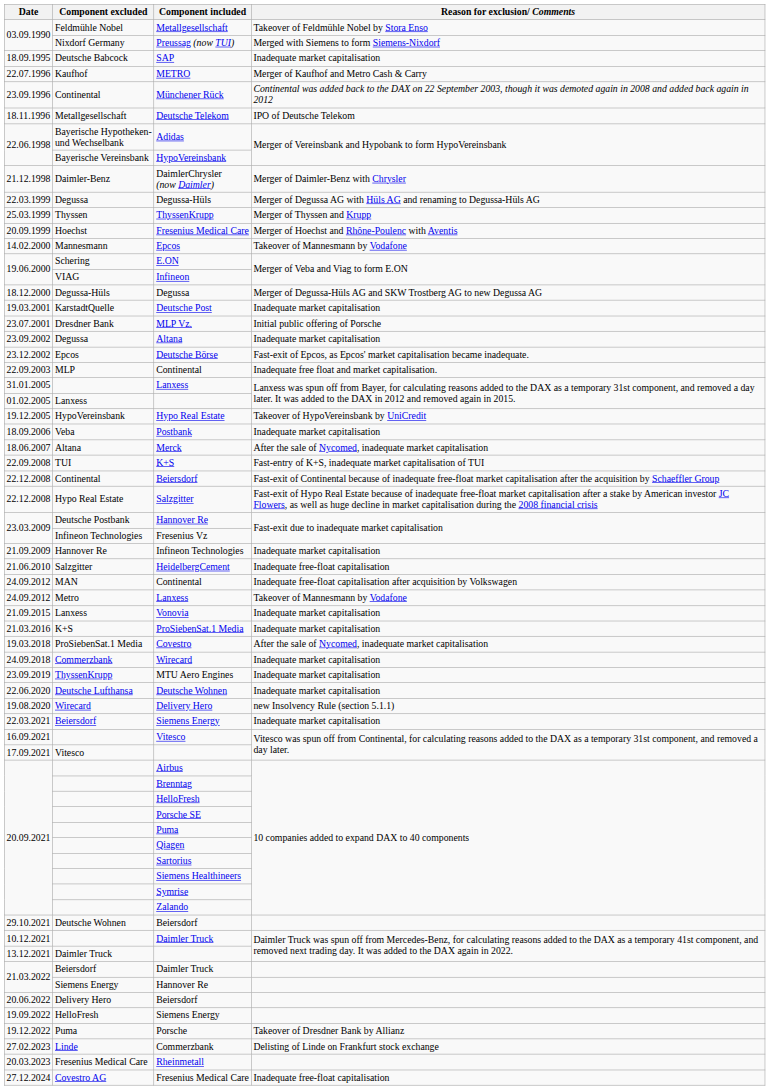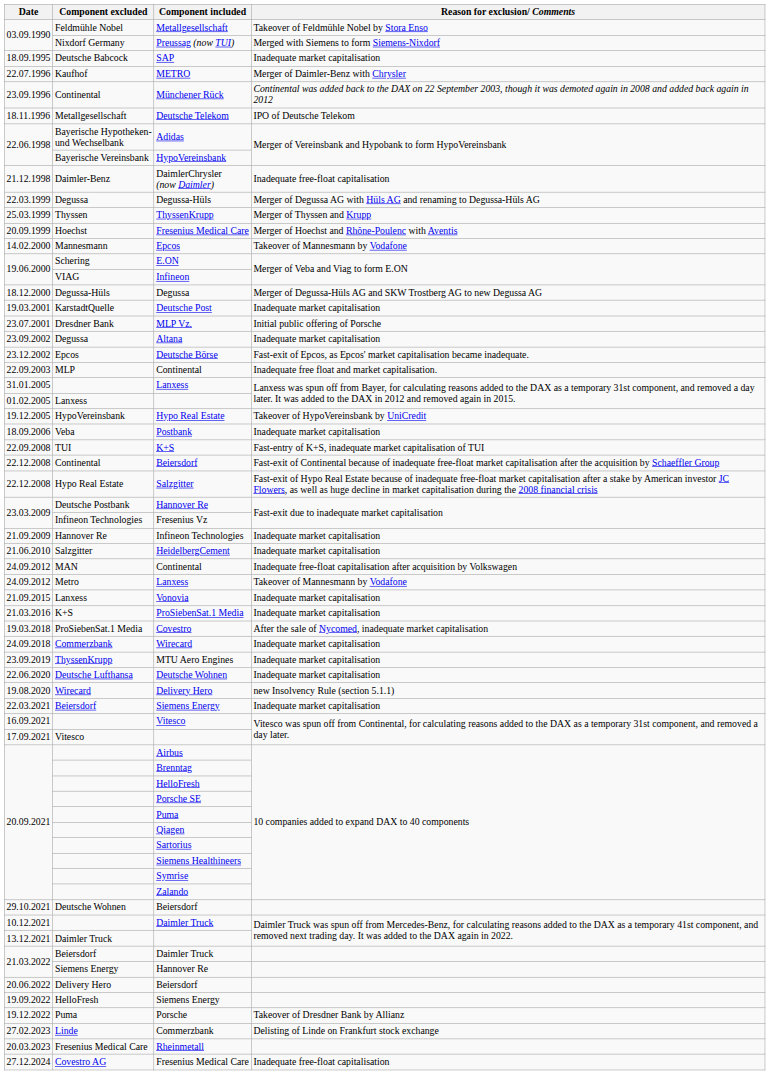(340, 74) Merger of Kaufhof and Metro Cash & Carry -> (330, 74) Merger of Daimler-Benz with Chrysler
(330, 178) Merger of Daimler-Benz with Chrysler -> (321, 178) Inadequate free-float capitalisation
- row: (29, 447)
(321, 566) Inadequate free-float capitalisation -> (317, 551) Inadequate market capitalisation
